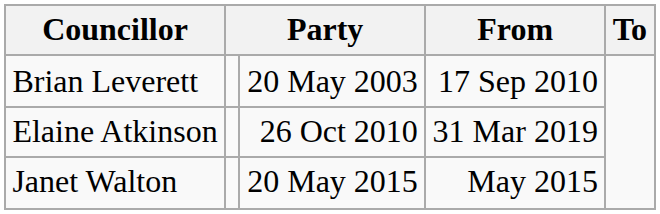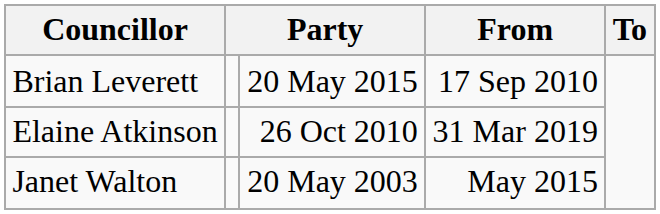(333, 80) 20 May 2003 -> (333, 80) 20 May 2015
(333, 182) 20 May 2015 -> (333, 182) 20 May 2003
